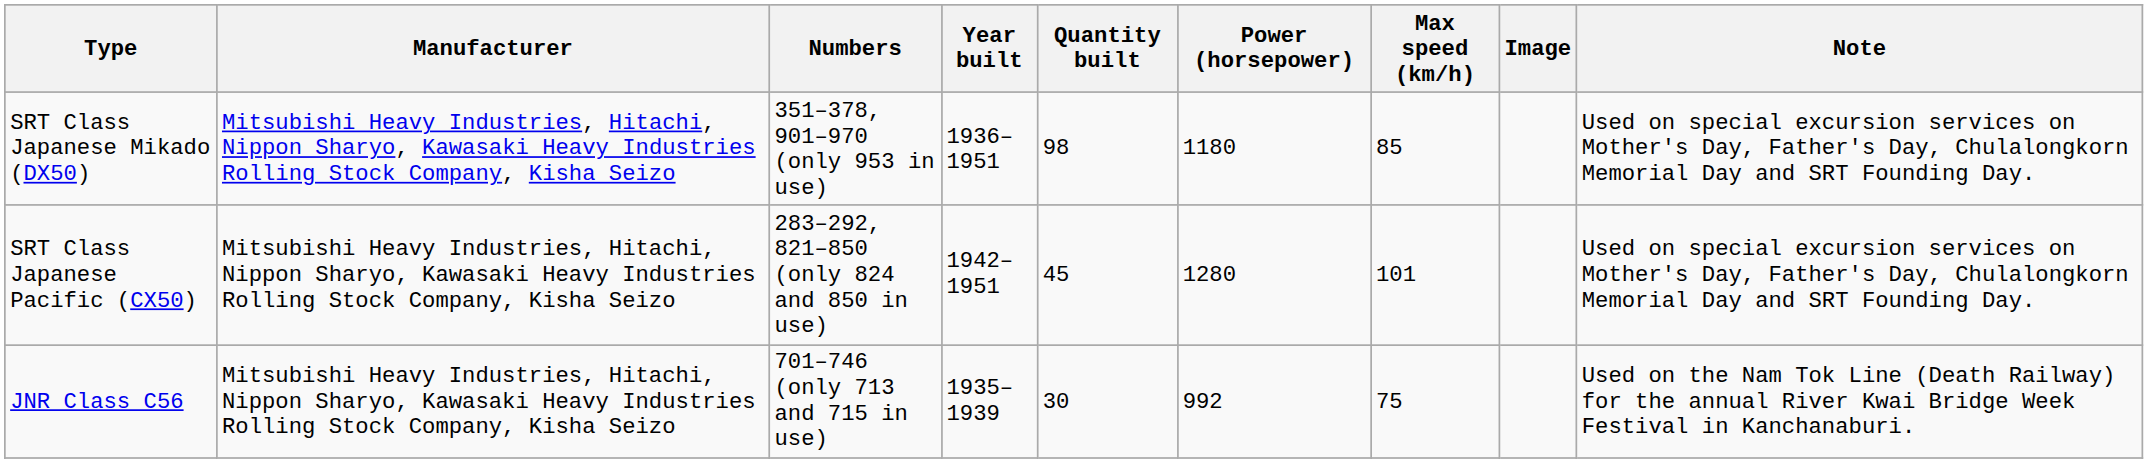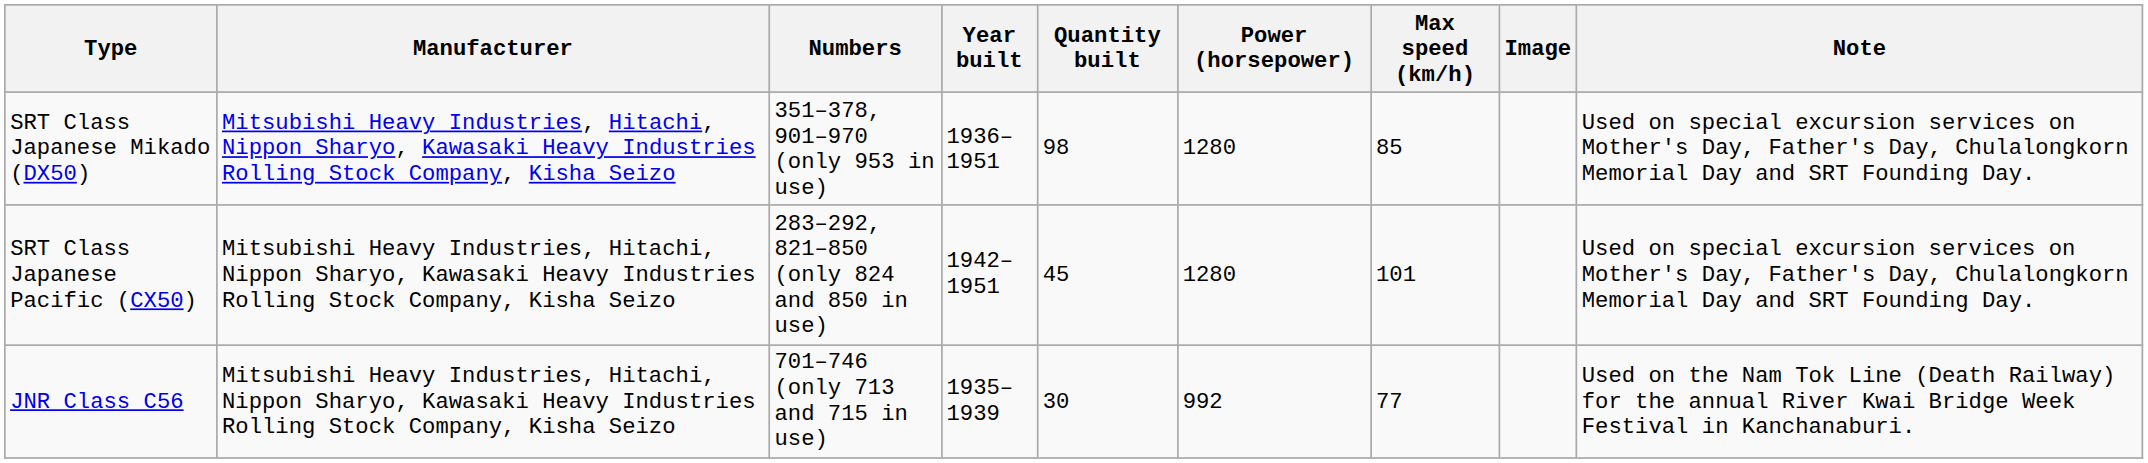(1209, 149) 1180 -> (1209, 149) 1280
(1389, 401) 75 -> (1389, 401) 77
